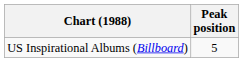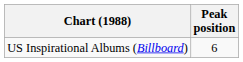(214, 47) 5 -> (214, 47) 6
